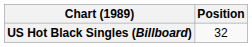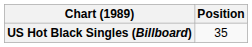(221, 33) 32 -> (221, 33) 35
